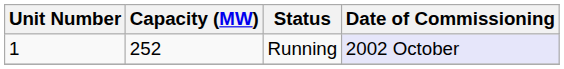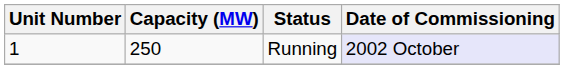(145, 49) 252 -> (145, 49) 250
